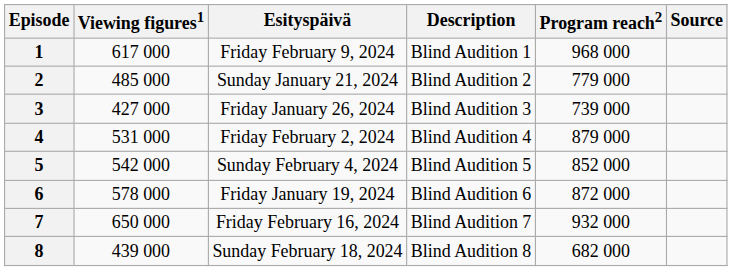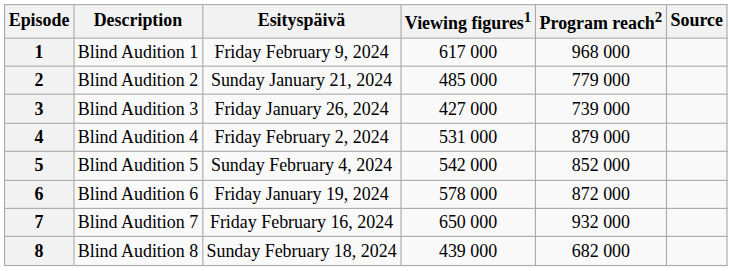columns swapped: (471, 21) <-> (141, 21)
